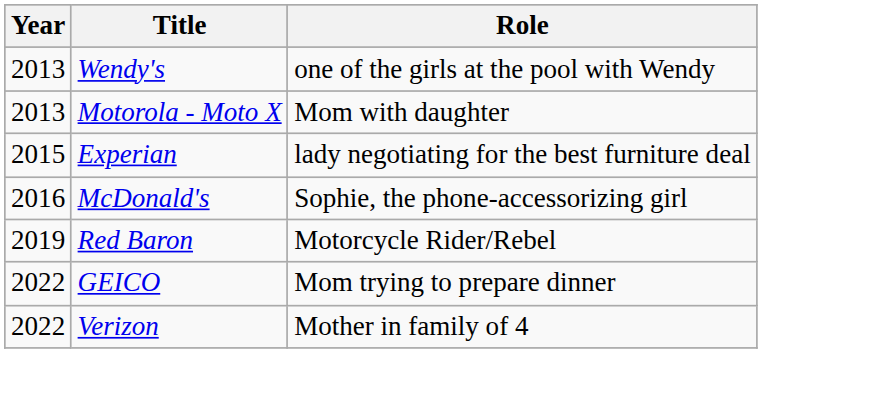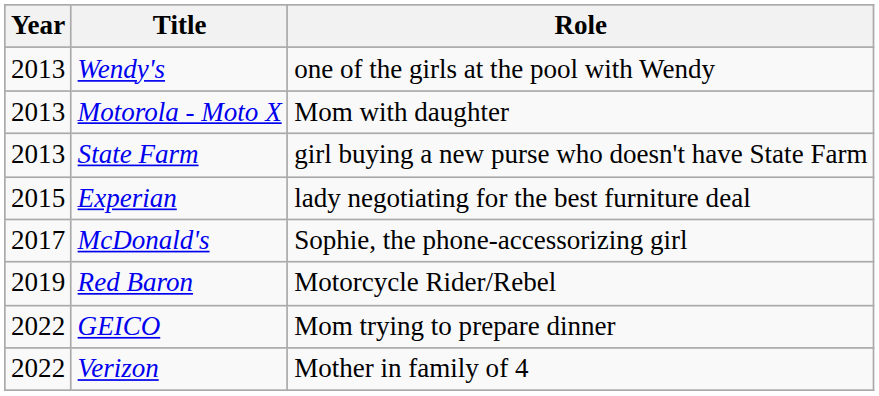+ row: (138, 154)
(38, 197) 2016 -> (38, 240) 2017
